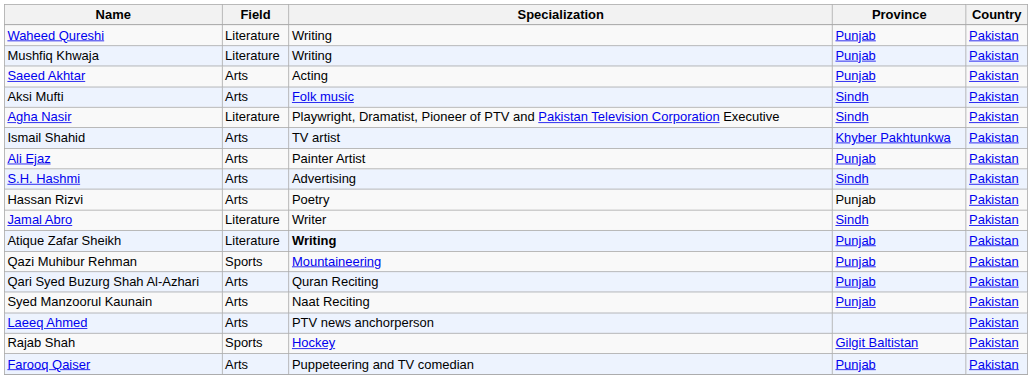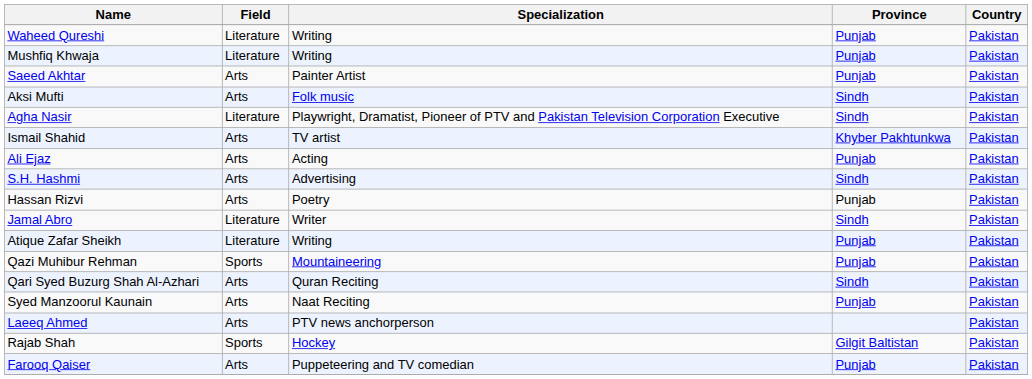(310, 76) Acting -> (329, 76) Painter Artist
(329, 158) Painter Artist -> (310, 158) Acting
(314, 240) bold -> (312, 240) normal
(856, 281) Punjab -> (852, 281) Sindh
